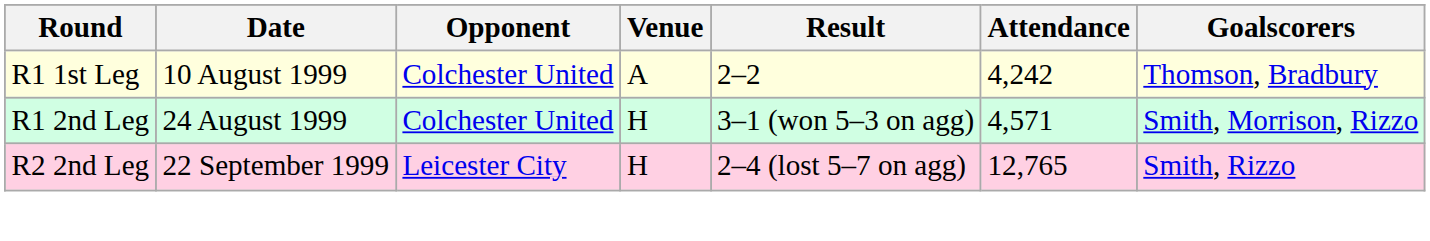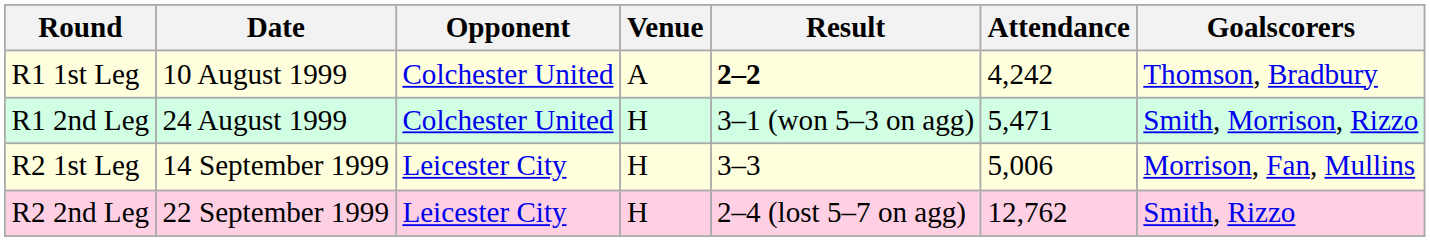(739, 73) normal -> (739, 73) bold
(1020, 119) 4,571 -> (1020, 119) 5,471
+ row: (76, 166)
(1028, 166) 12,765 -> (1028, 212) 12,762
